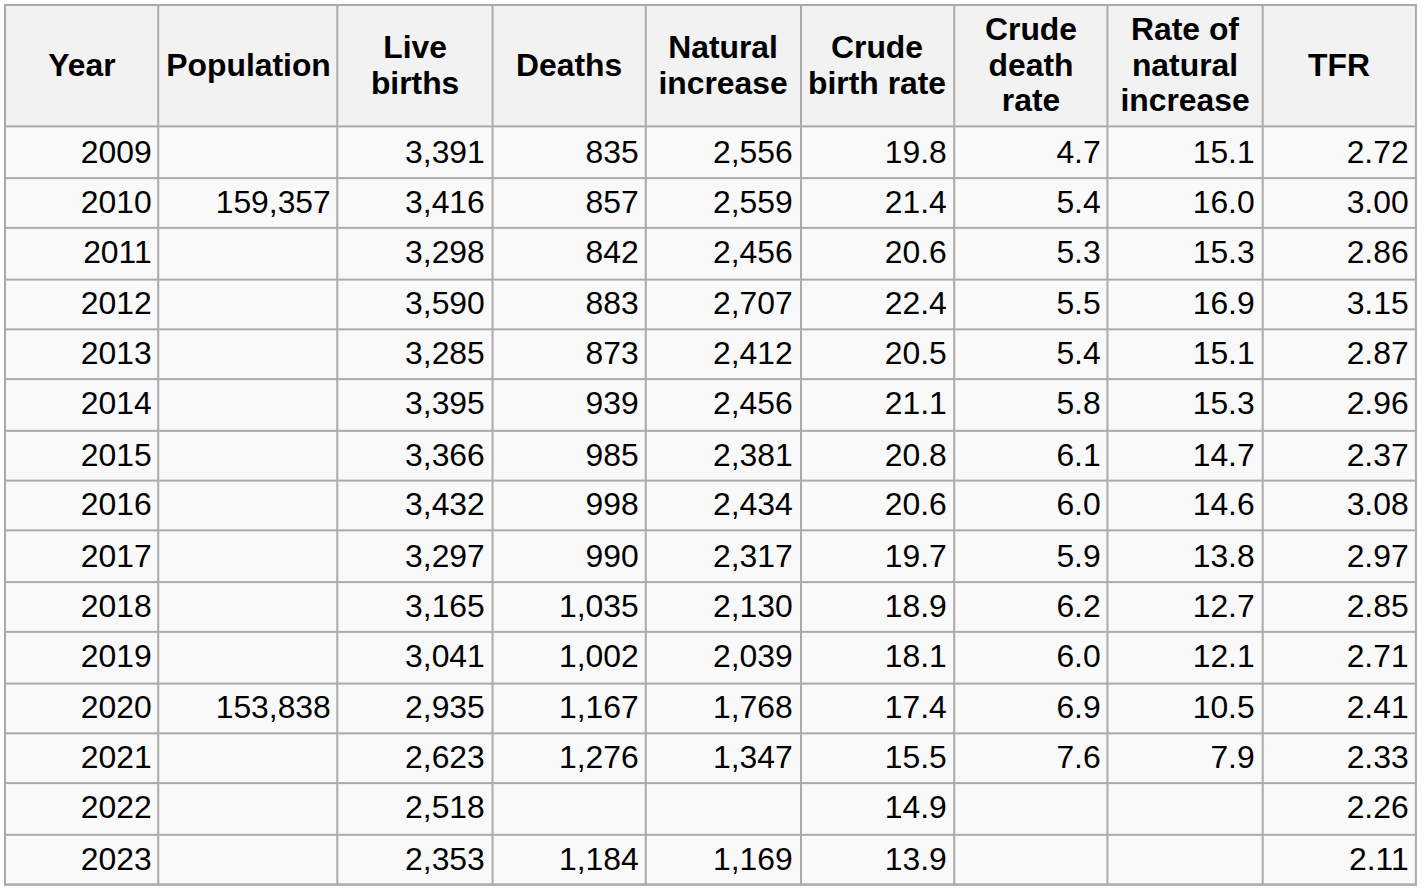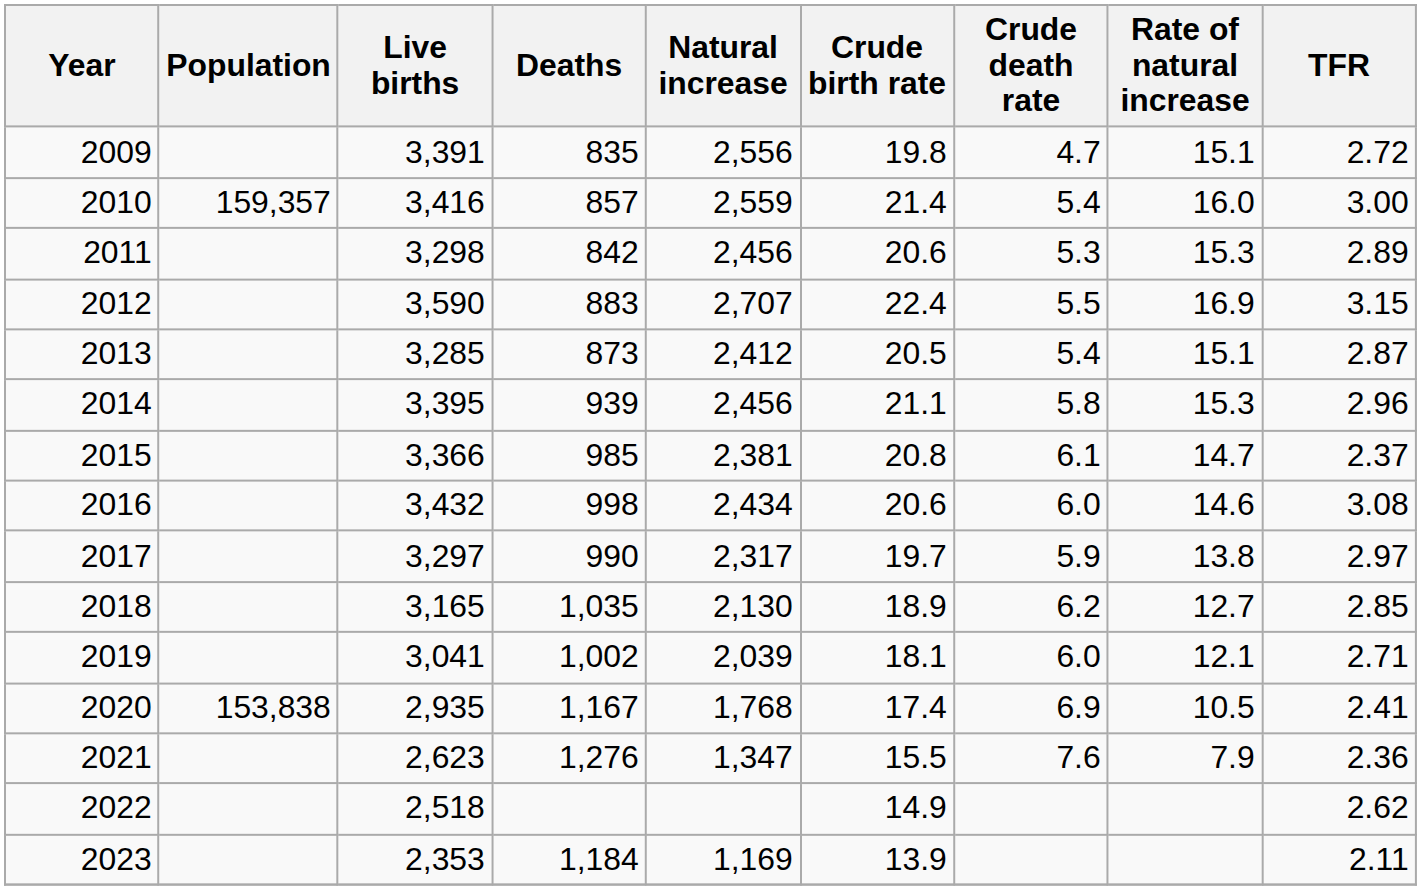(1378, 252) 2.86 -> (1378, 252) 2.89
(1378, 757) 2.33 -> (1378, 757) 2.36
(1378, 808) 2.26 -> (1378, 808) 2.62
